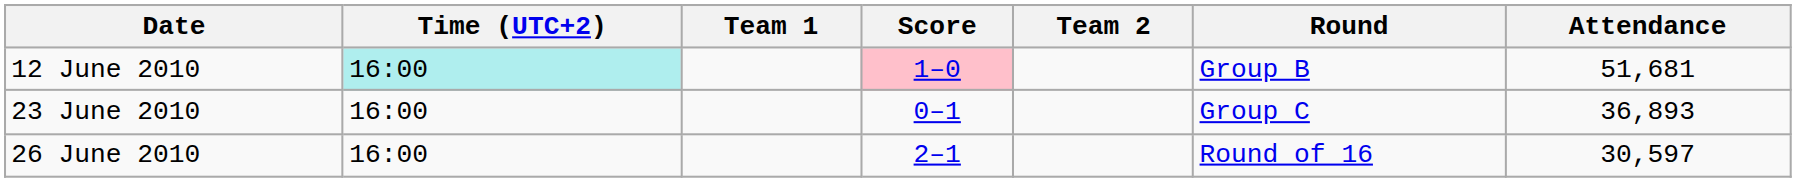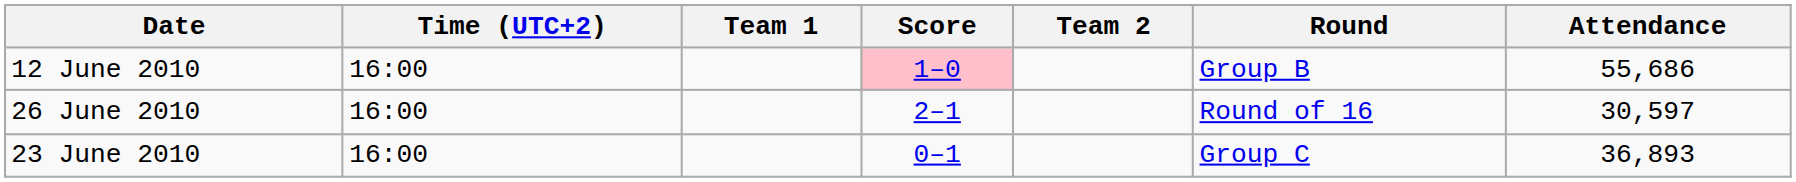(389, 69) paleturquoise background -> (389, 69) no background
(1648, 69) 51,681 -> (1648, 69) 55,686
rows swapped: (106, 112) <-> (106, 155)
